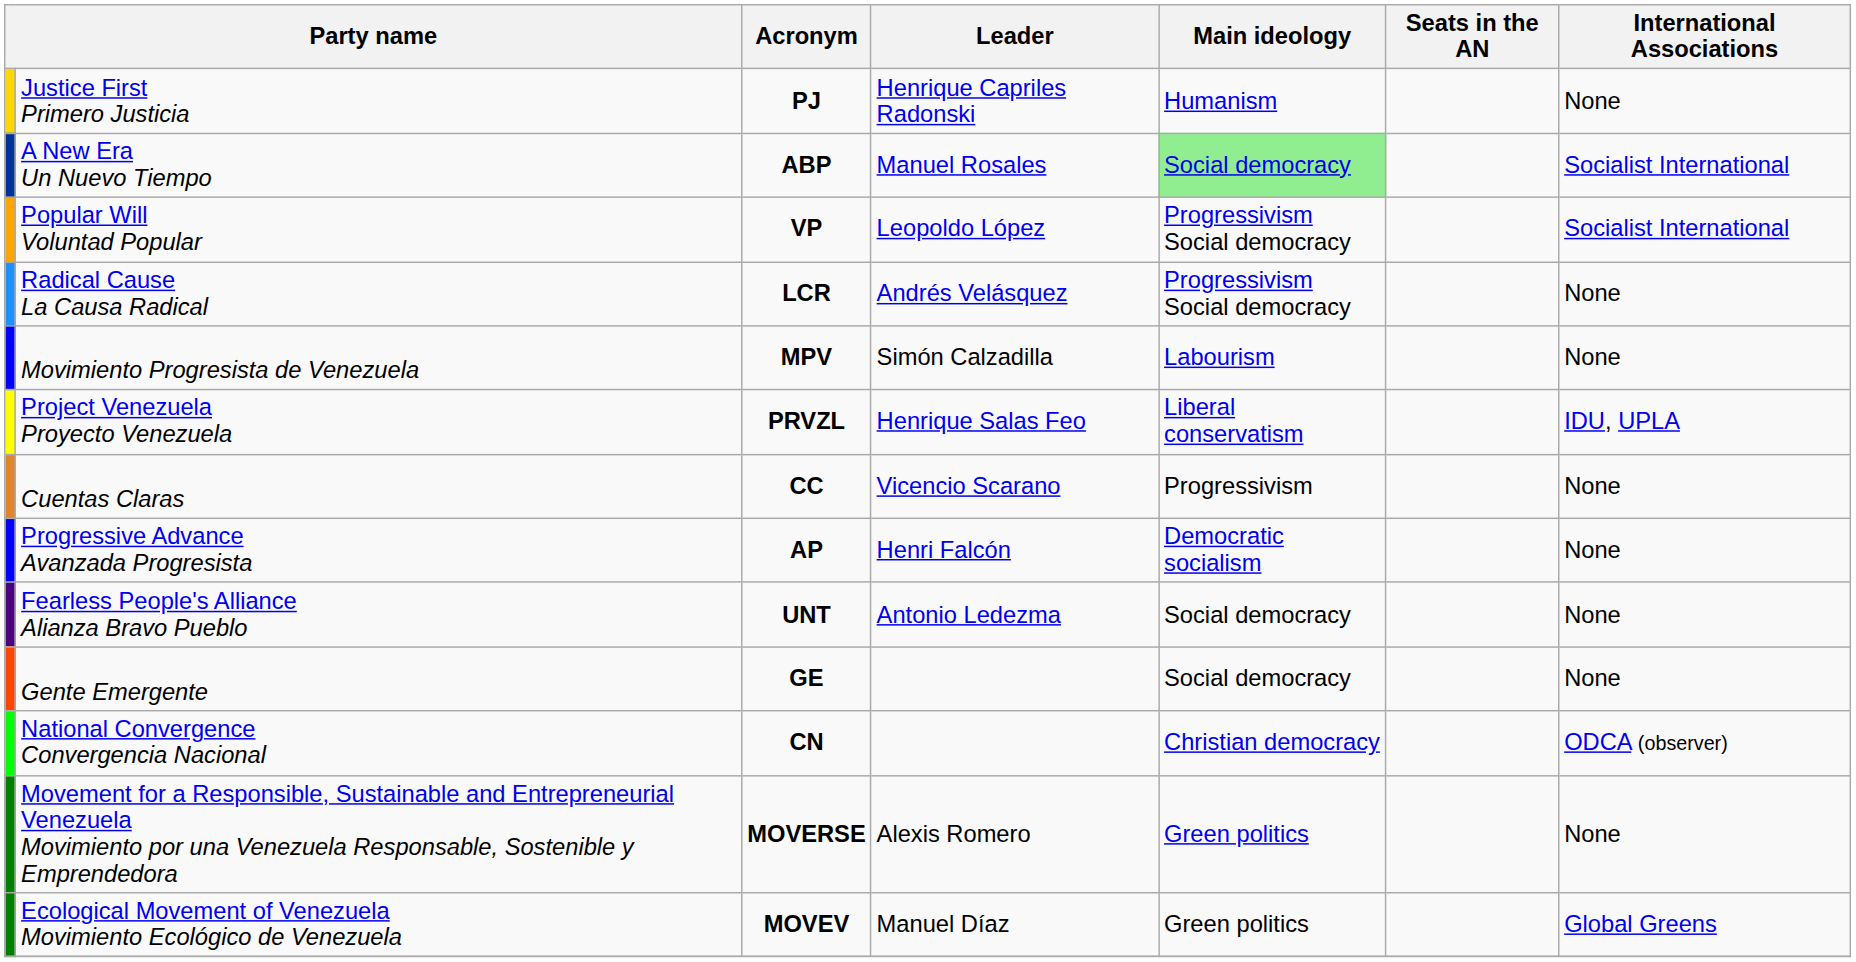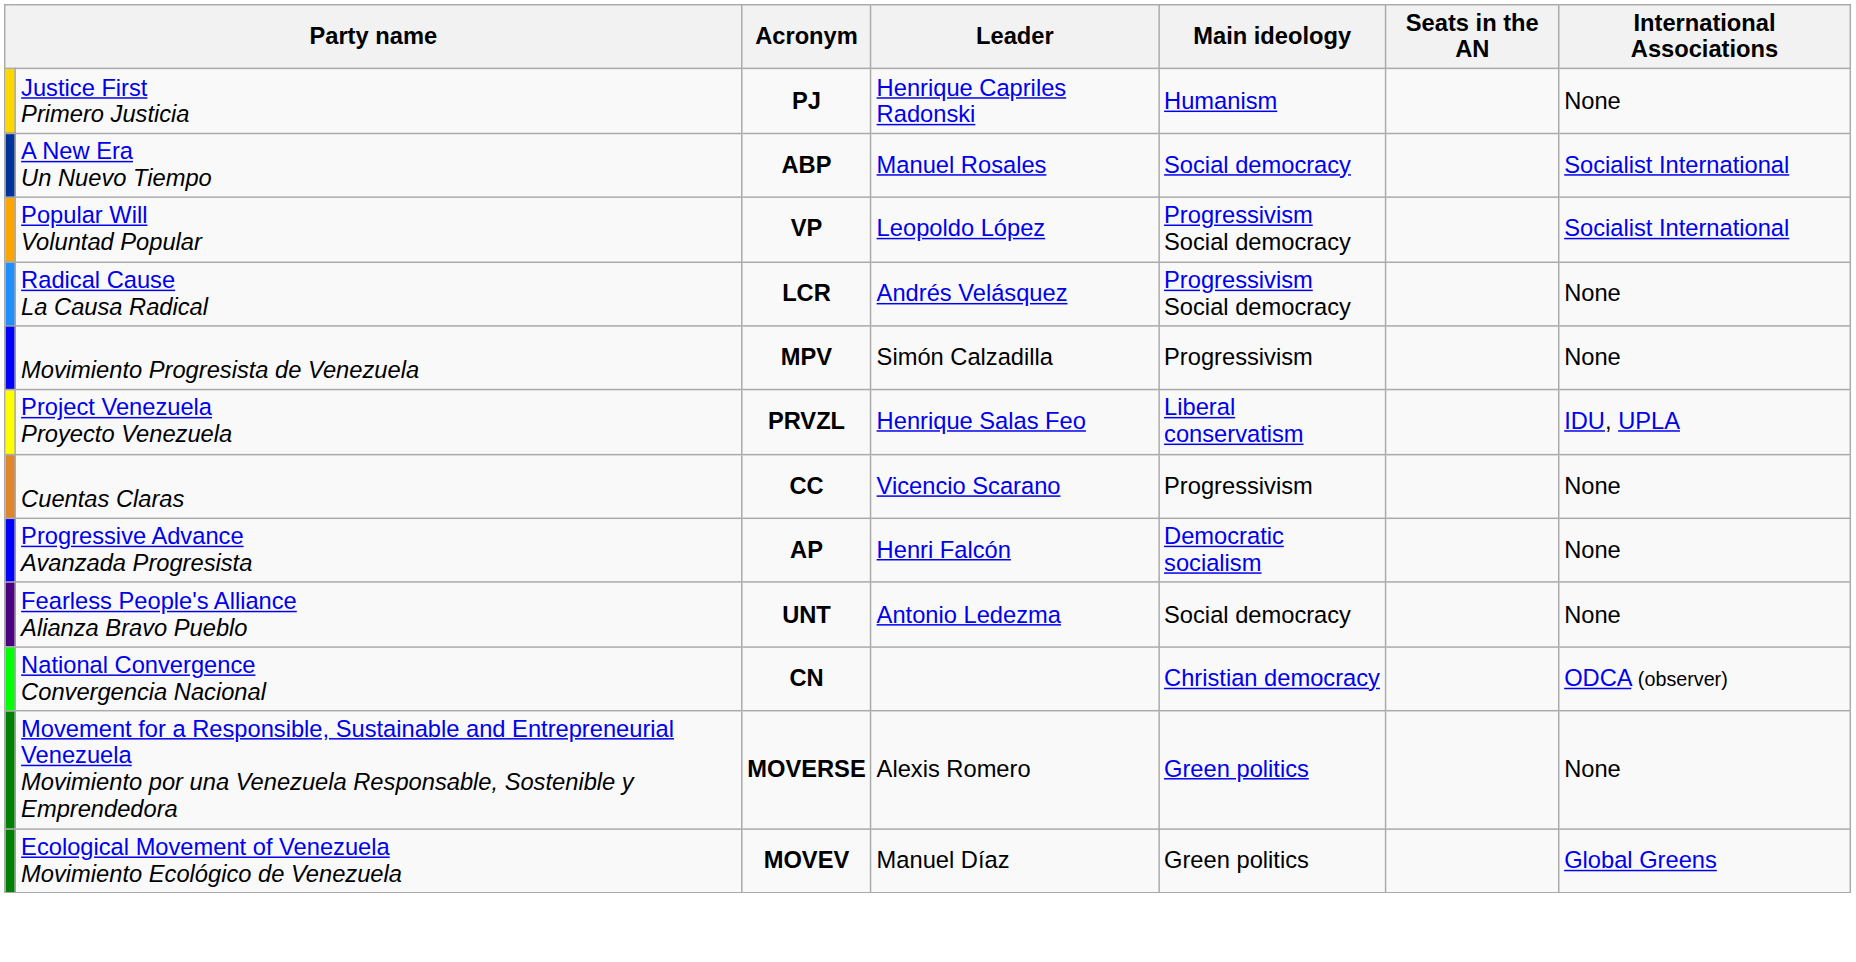(1258, 164) lightgreen background -> (1258, 164) no background
(1219, 357) Labourism -> (1238, 357) Progressivism
- row: (115, 691)
